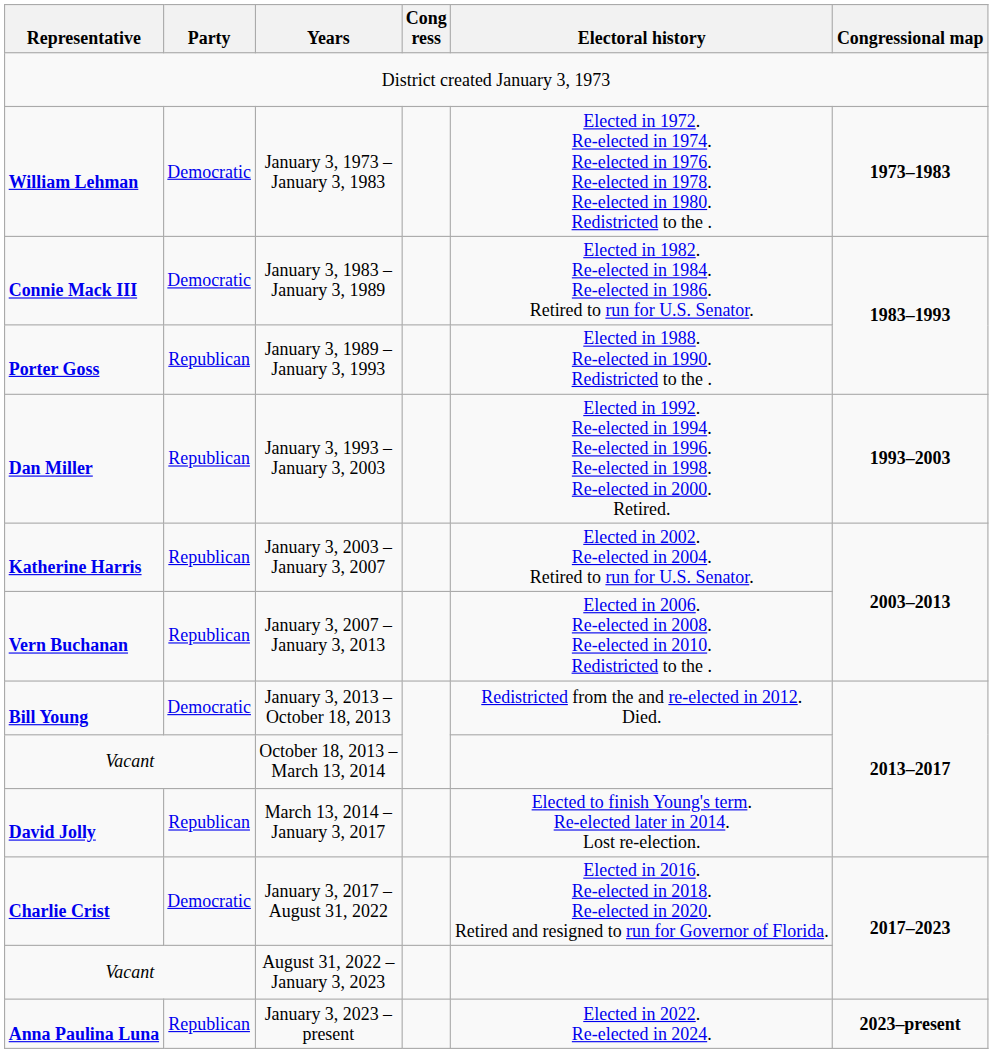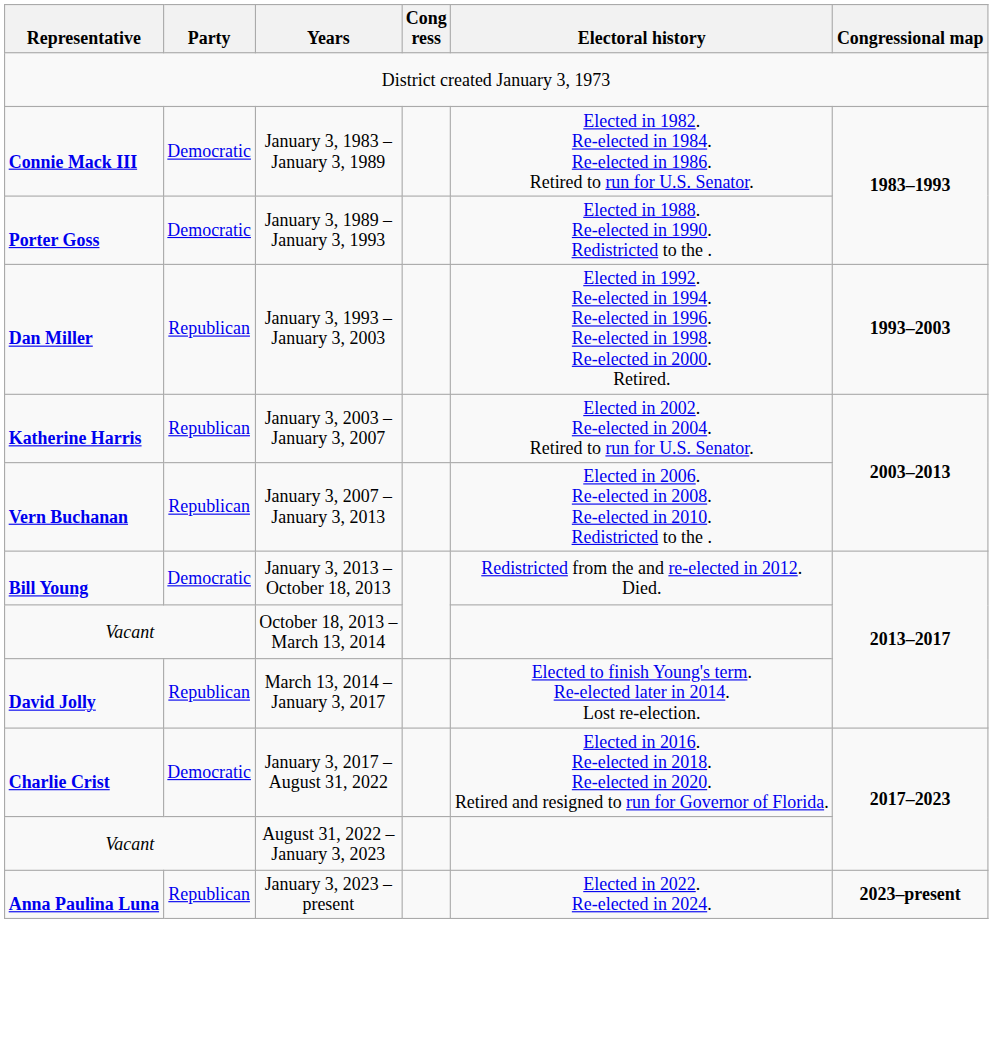- row: (328, 171)
(209, 359) Republican -> (209, 230) Democratic
